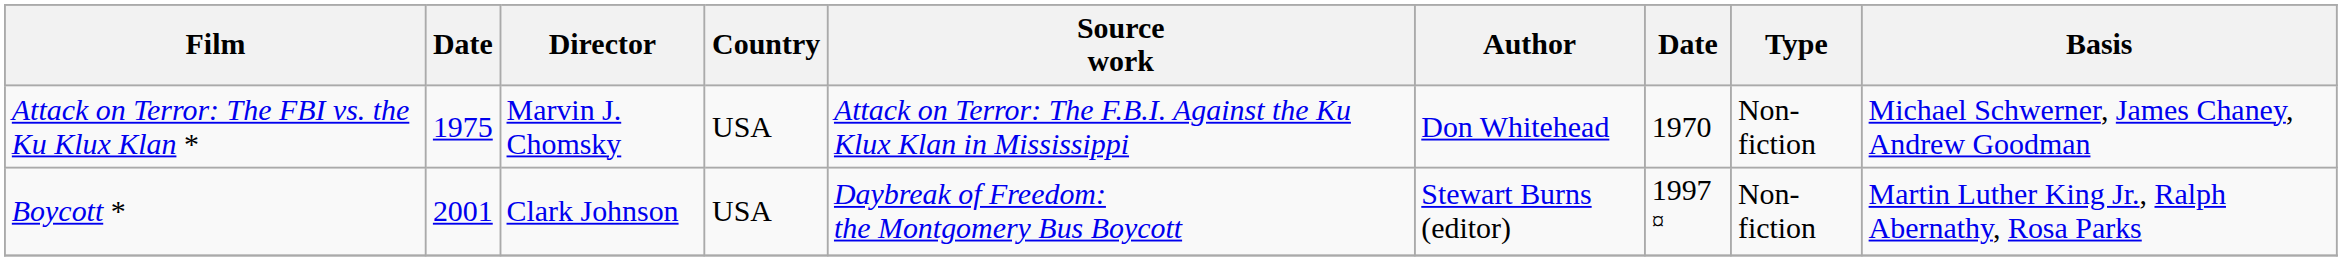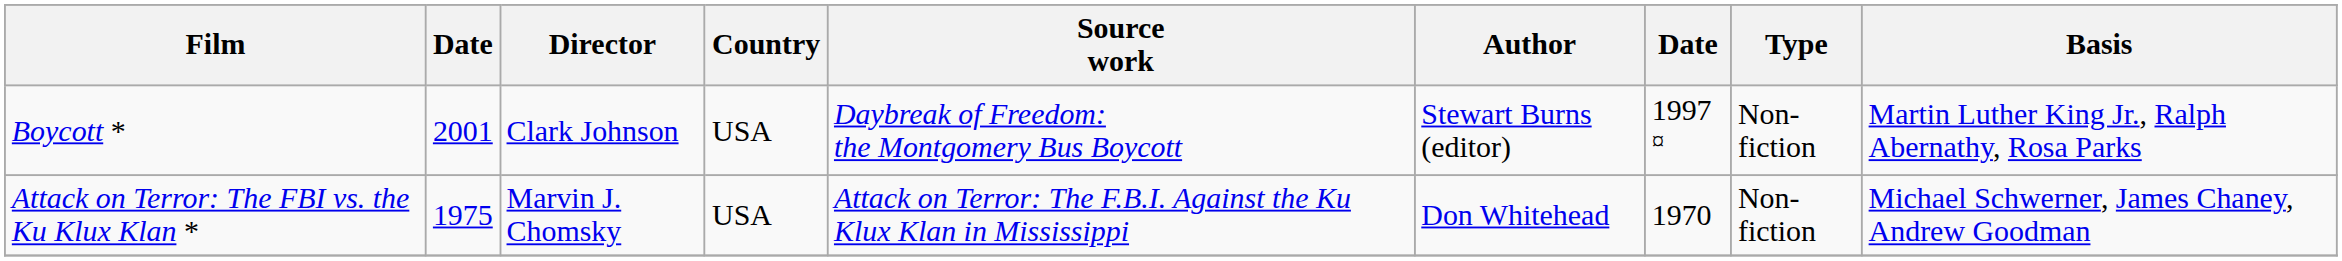rows swapped: (69, 211) <-> (211, 126)
